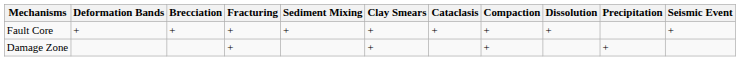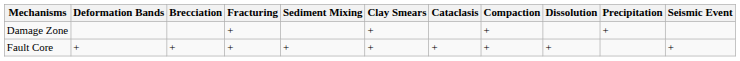rows swapped: (30, 30) <-> (38, 47)
